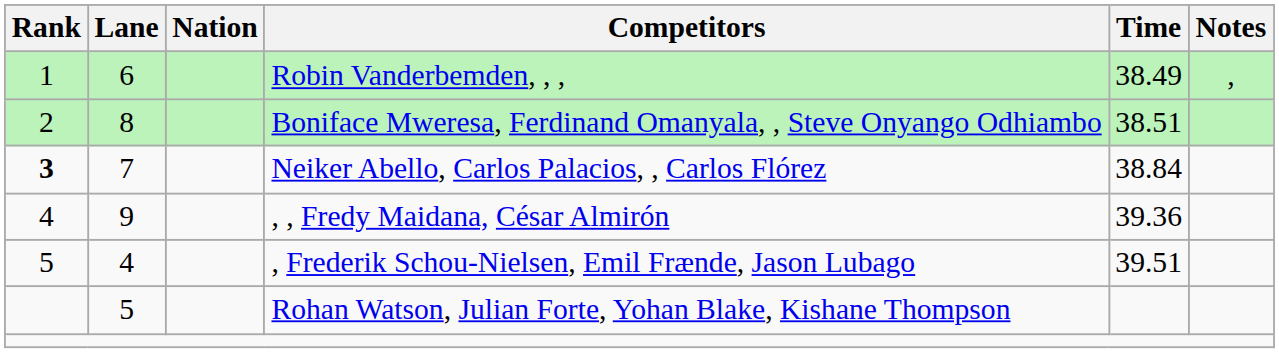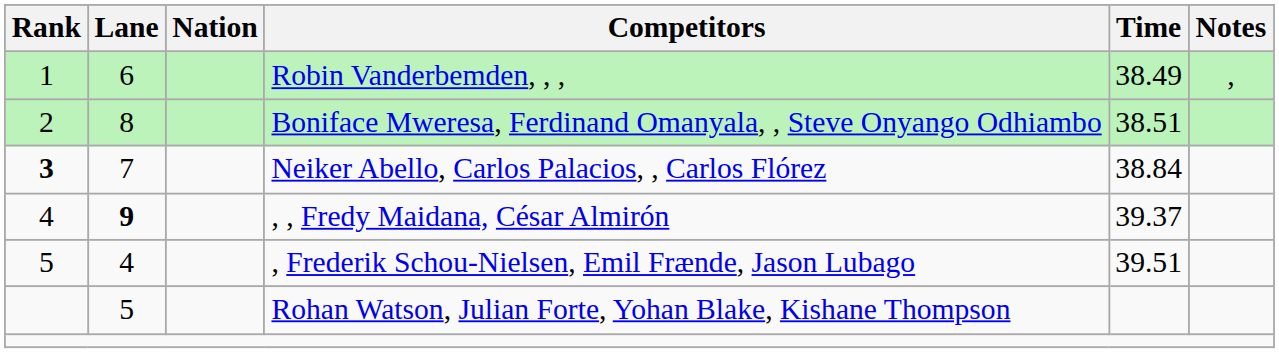(127, 215) normal -> (127, 215) bold
(1149, 215) 39.36 -> (1149, 215) 39.37
